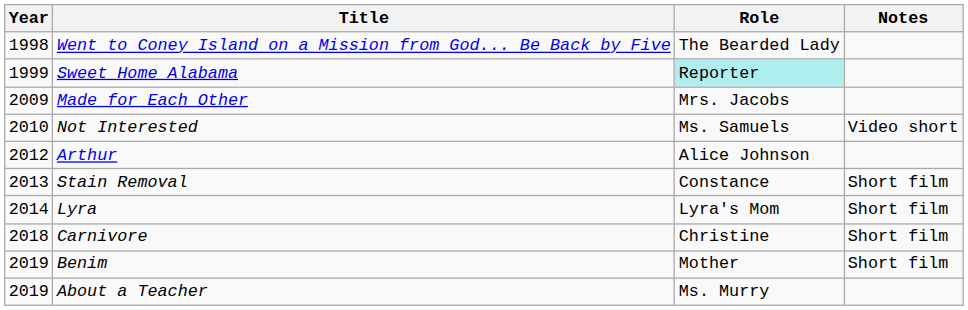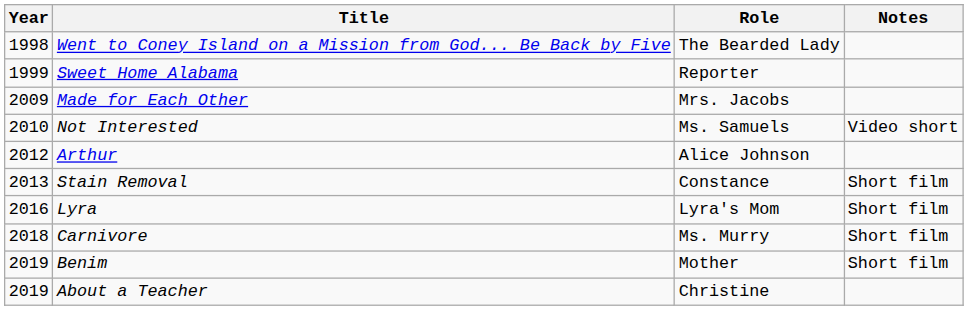(719, 73) paleturquoise background -> (719, 73) no background
(29, 210) 2014 -> (29, 210) 2016
(724, 237) Christine -> (724, 237) Ms. Murry
(724, 292) Ms. Murry -> (724, 292) Christine
